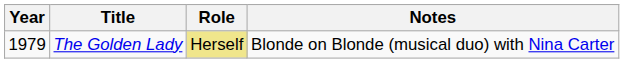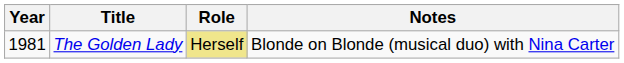(27, 44) 1979 -> (27, 44) 1981
